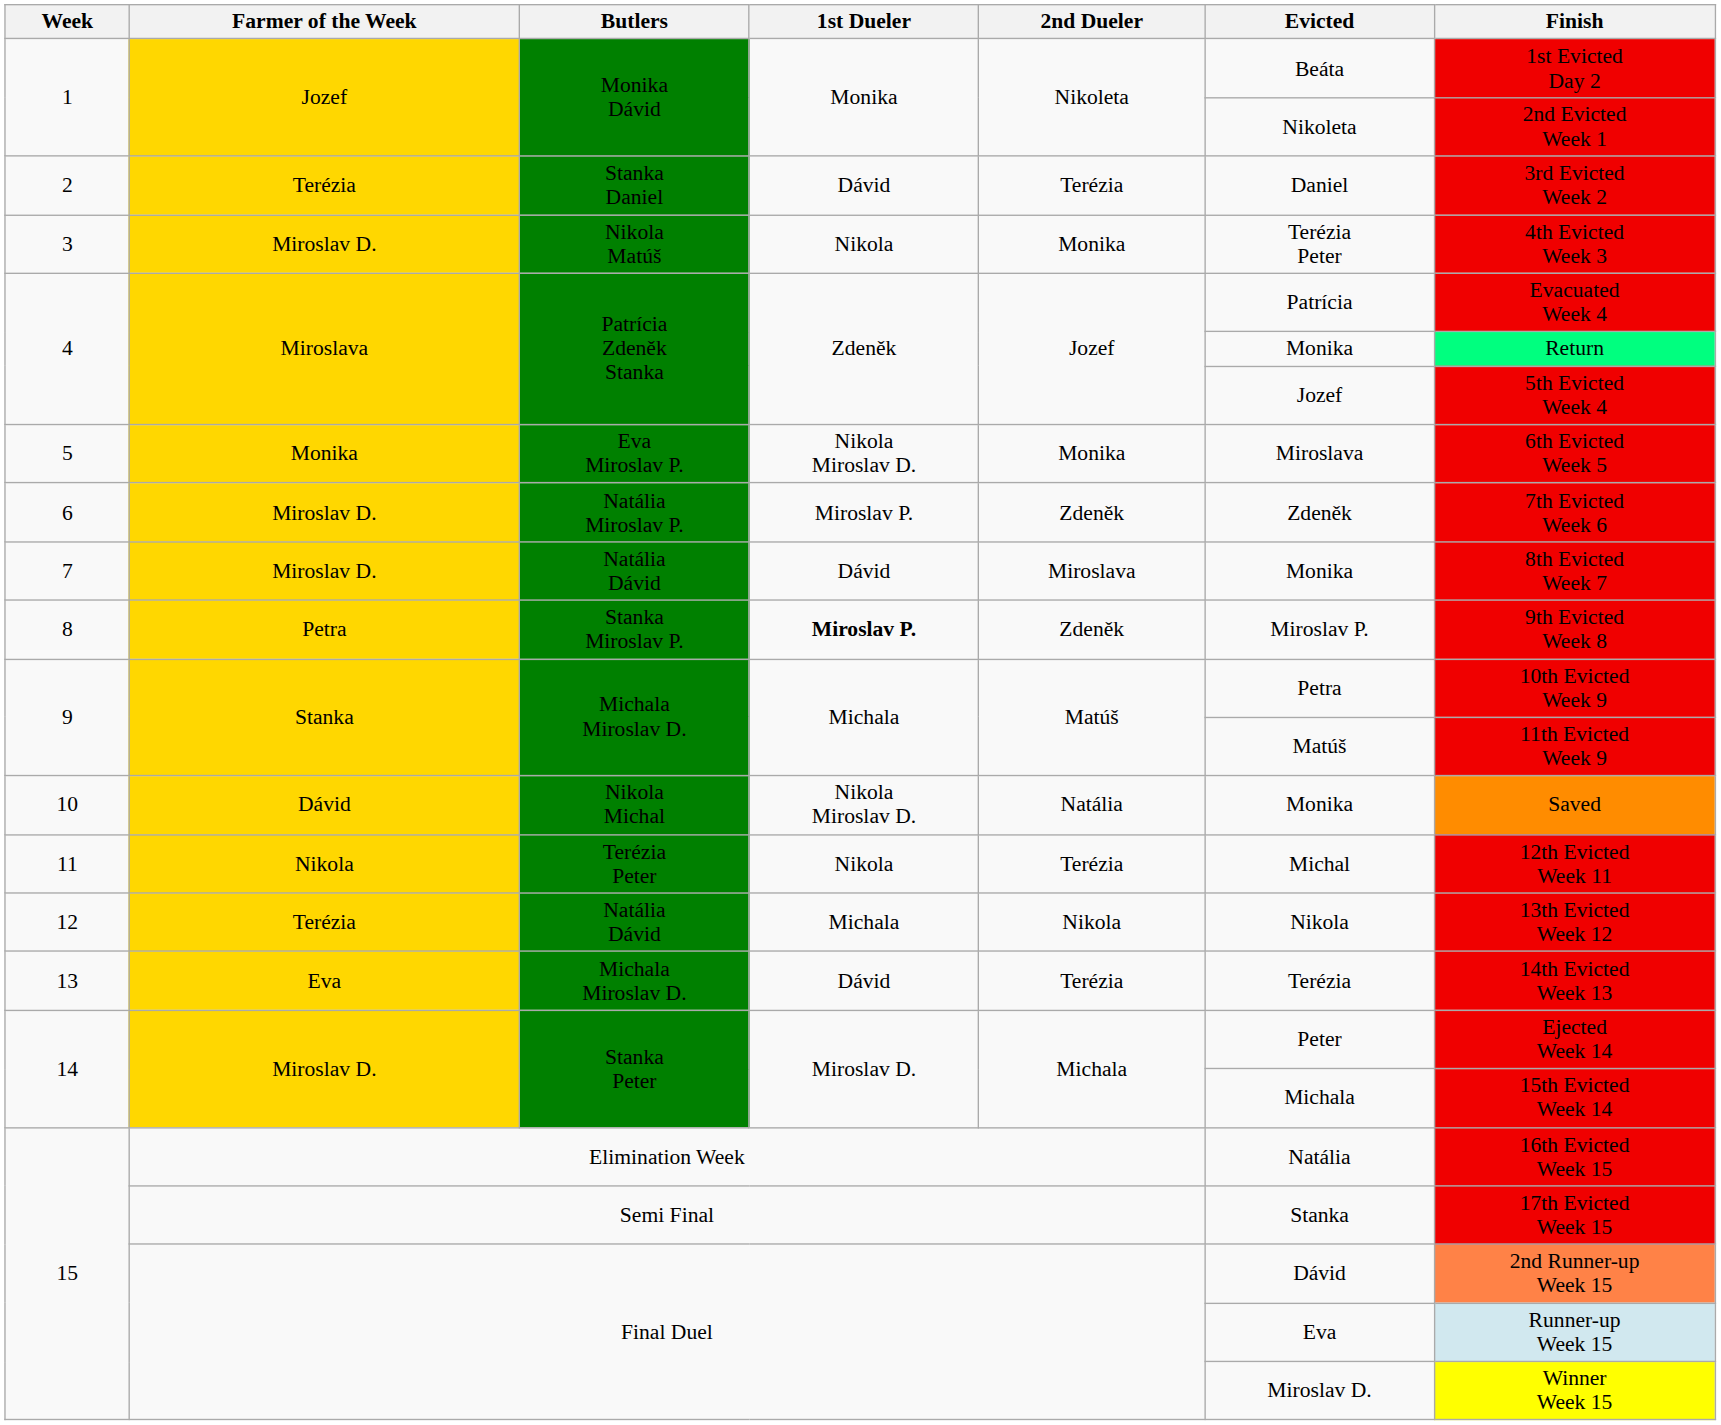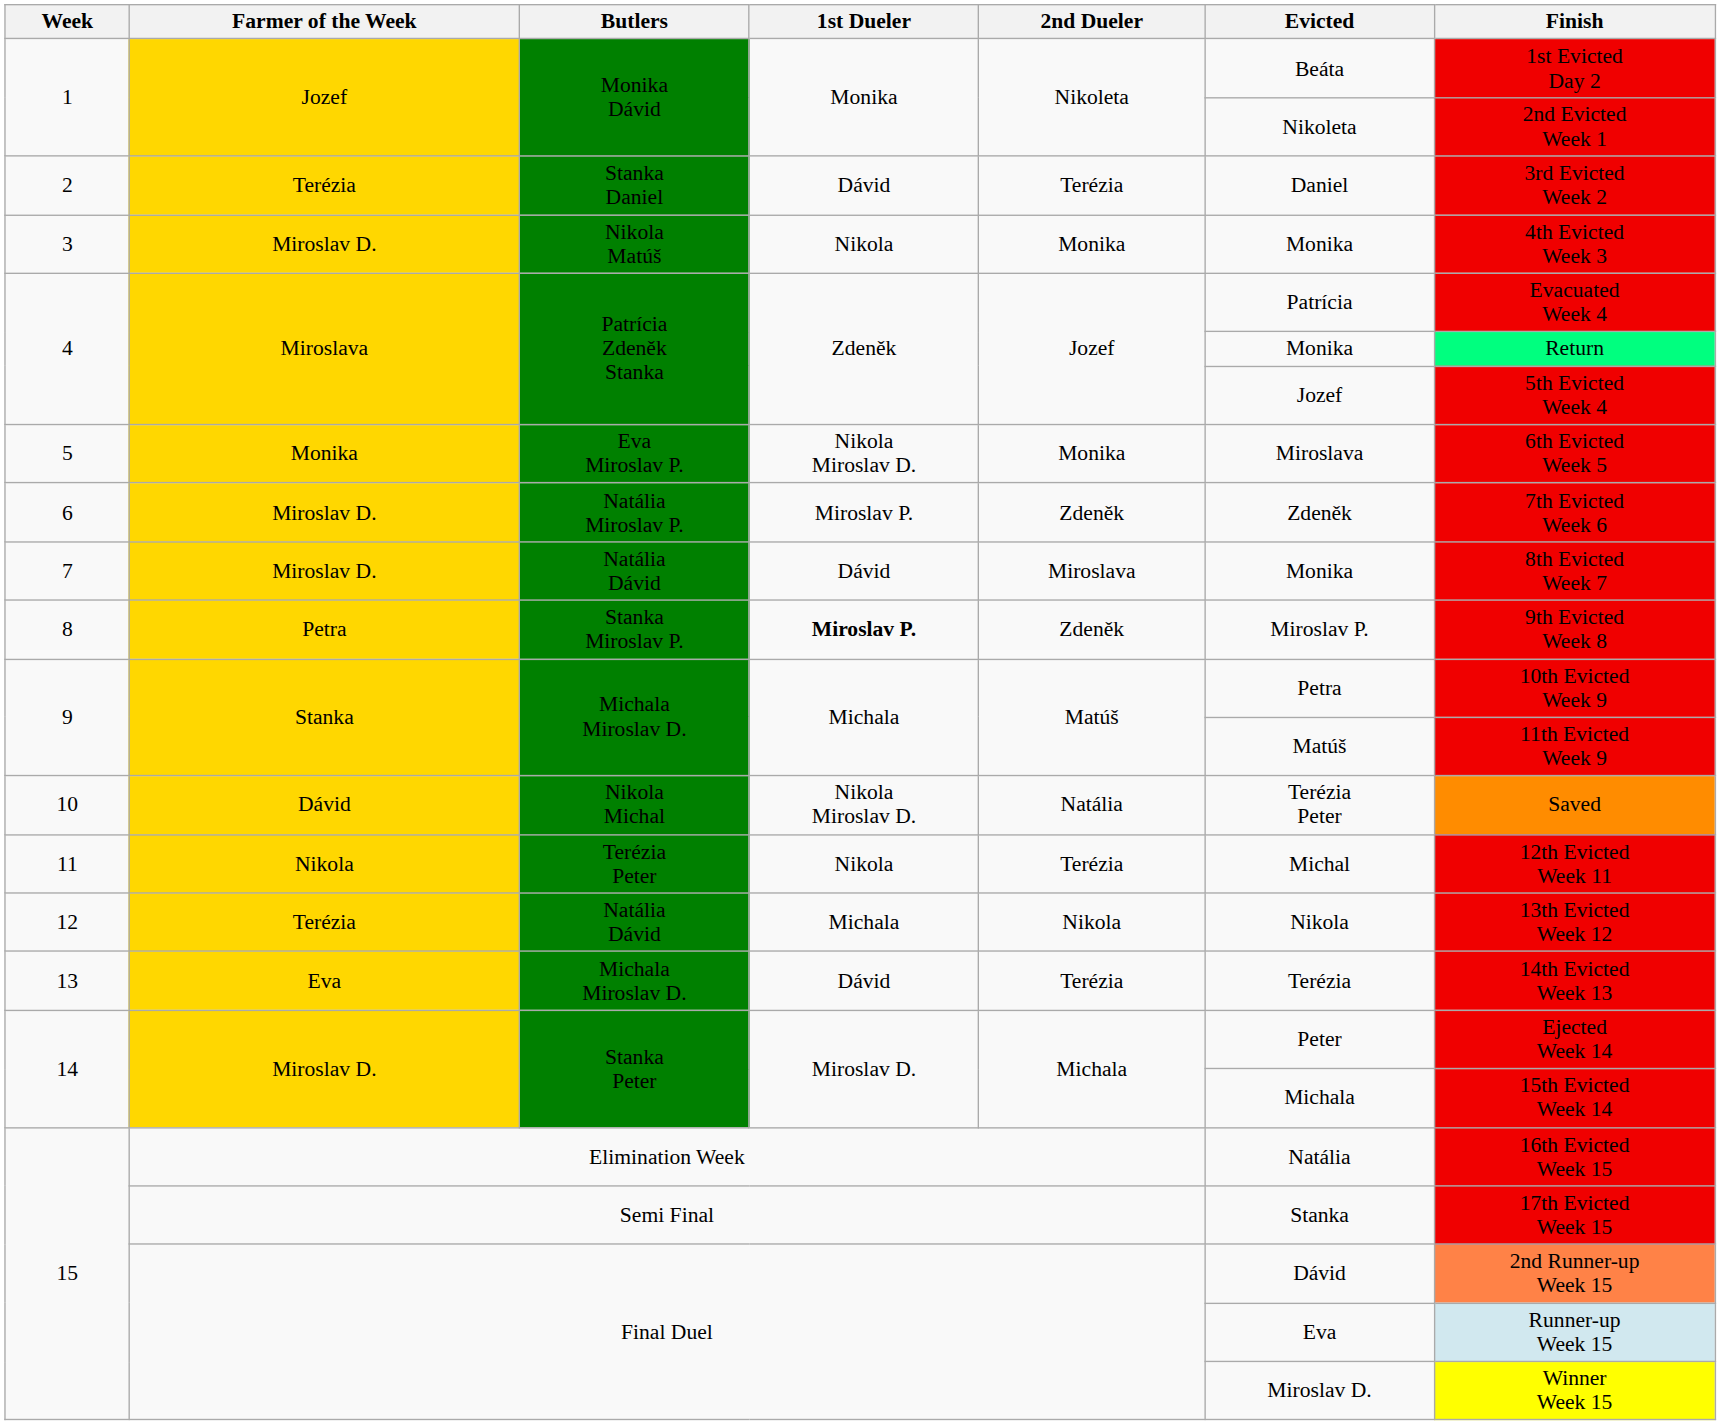(1320, 243) Terézia Peter -> (1320, 243) Monika
(1320, 804) Monika -> (1320, 804) Terézia Peter
